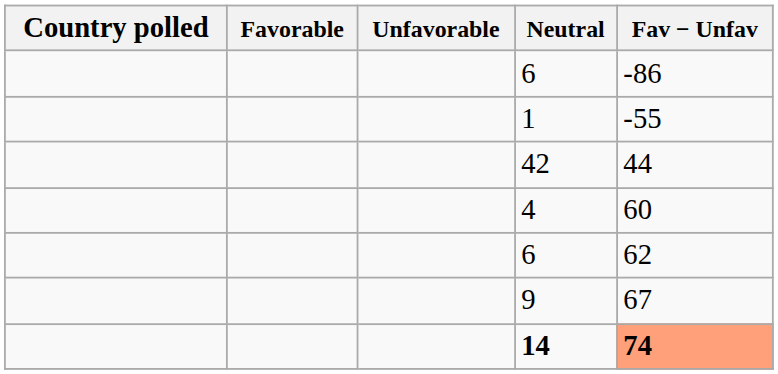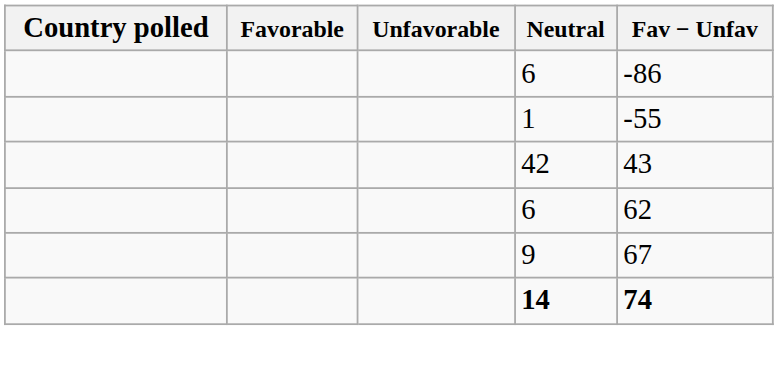(638, 164) 44 -> (638, 164) 43
- row: (116, 210)
(638, 345) lightsalmon background -> (638, 300) no background
